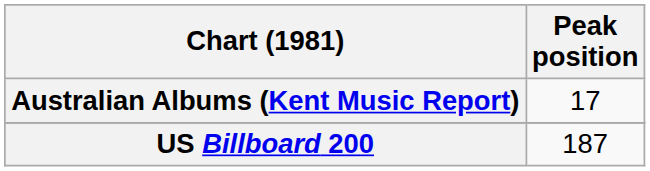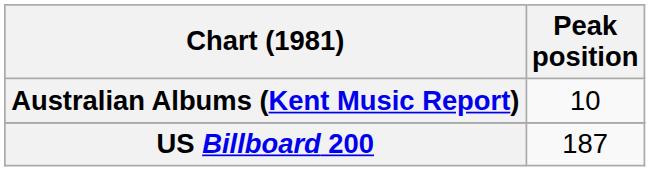(585, 100) 17 -> (585, 100) 10
